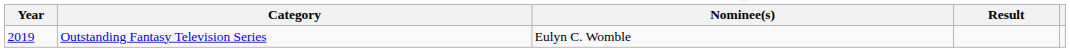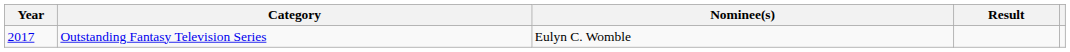(21, 36) 2019 -> (21, 36) 2017
